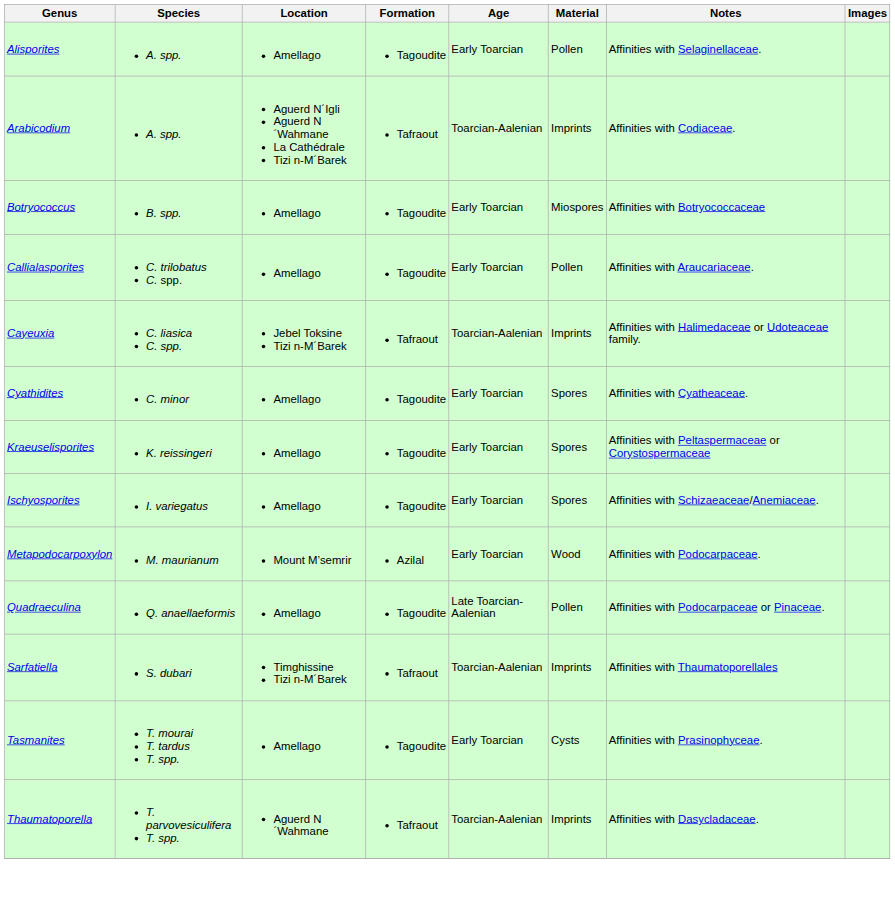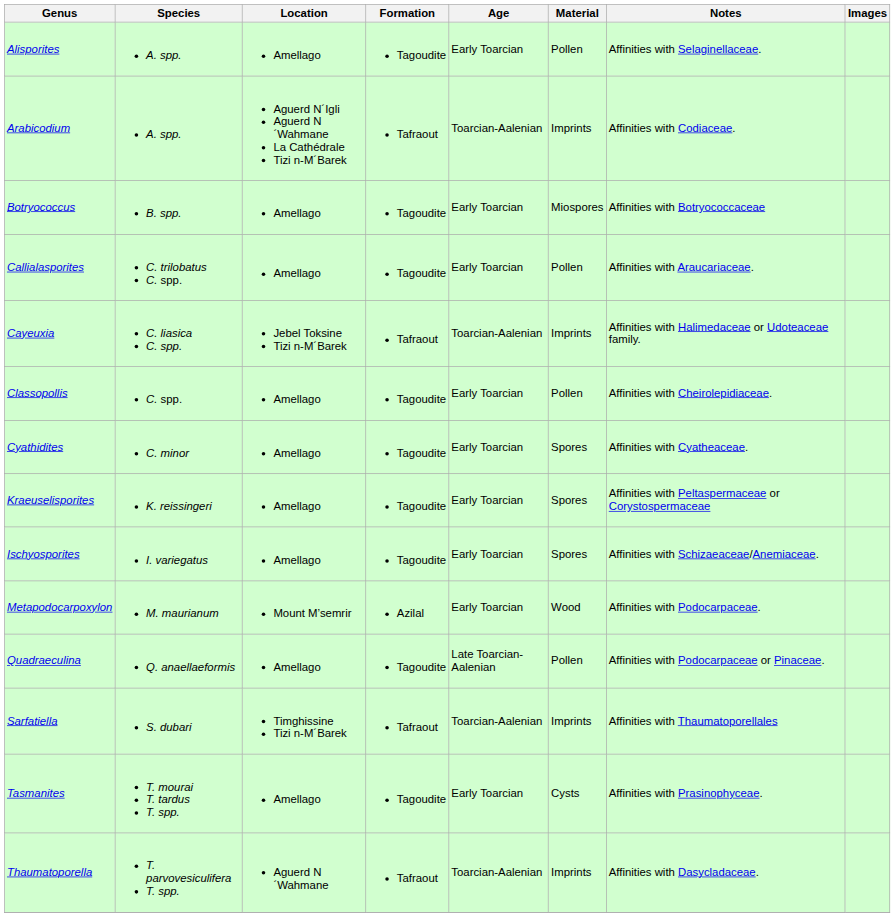+ row: (37, 393)
